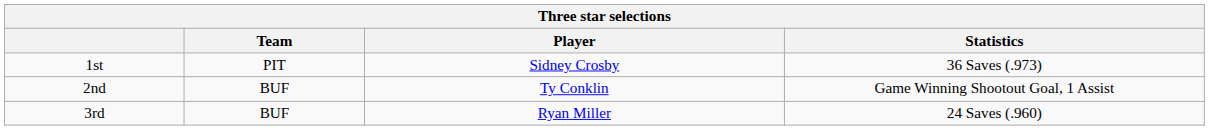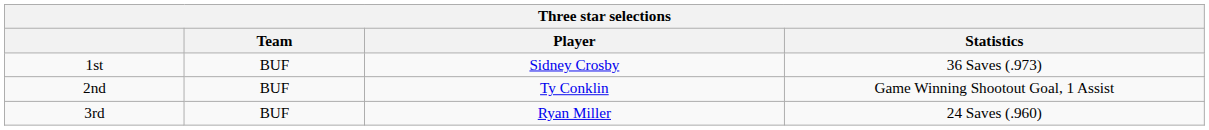(274, 64) PIT -> (274, 64) BUF
